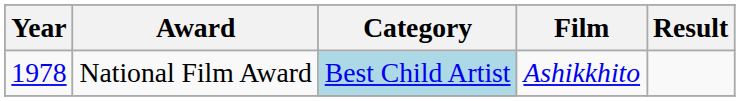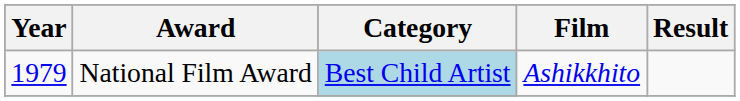(39, 73) 1978 -> (39, 73) 1979
